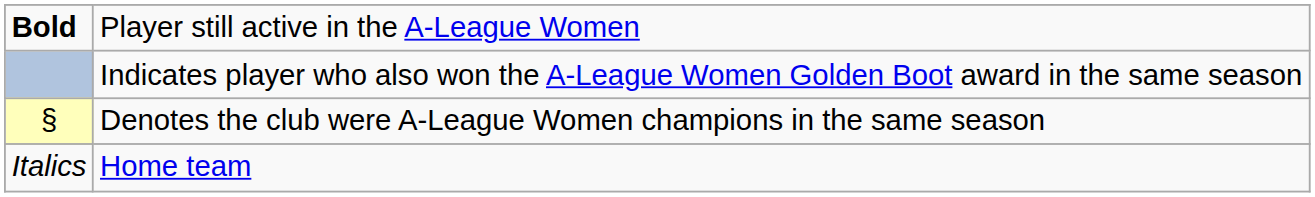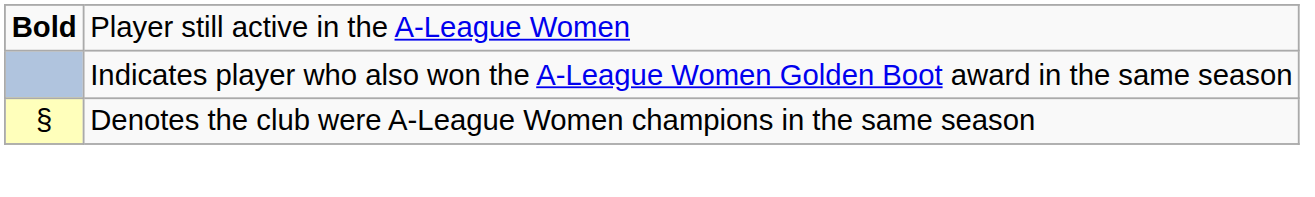- row: (176, 167)
